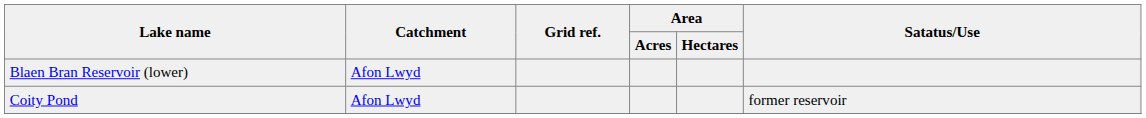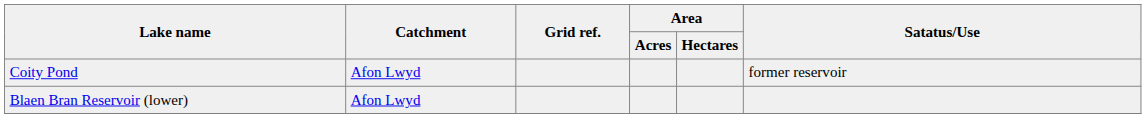rows swapped: (99, 72) <-> (44, 99)
